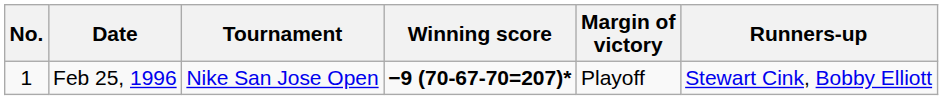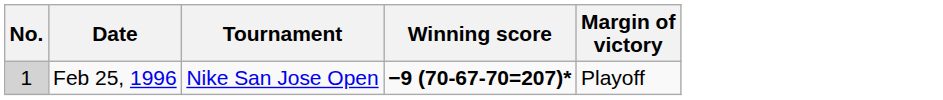- column: (809, 33)
(26, 78) no background -> (26, 78) lightgrey background
